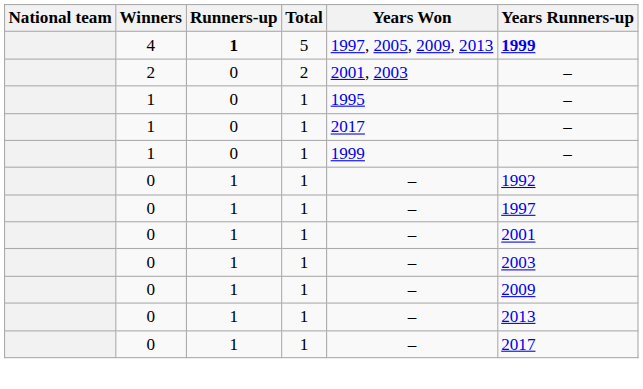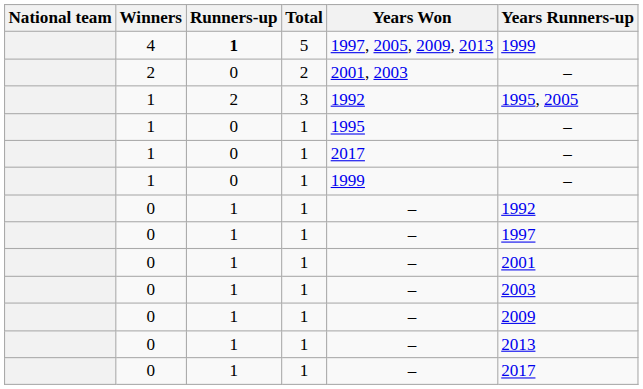(518, 45) bold -> (518, 45) normal
+ row: (151, 99)
